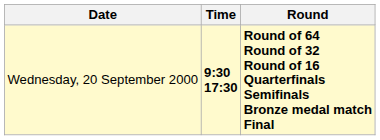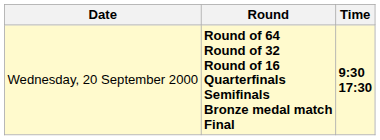columns swapped: (221, 14) <-> (308, 14)
